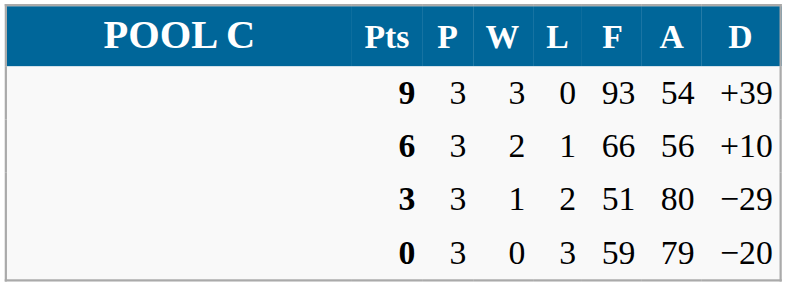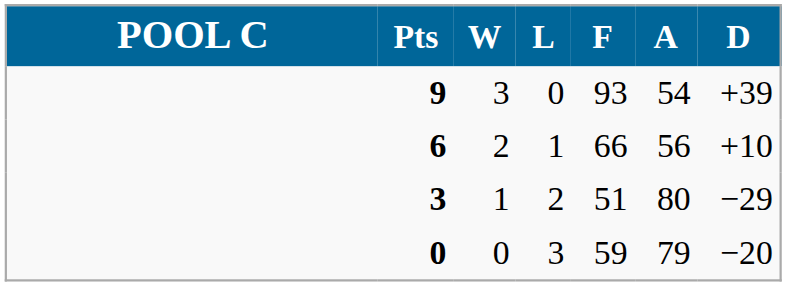- column: (447, 35)
